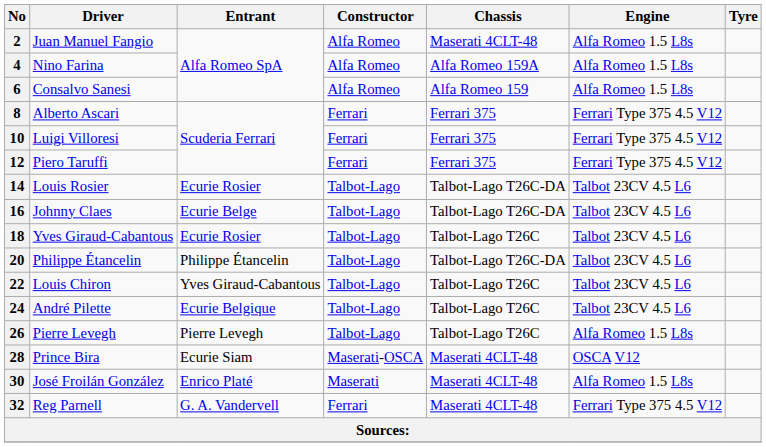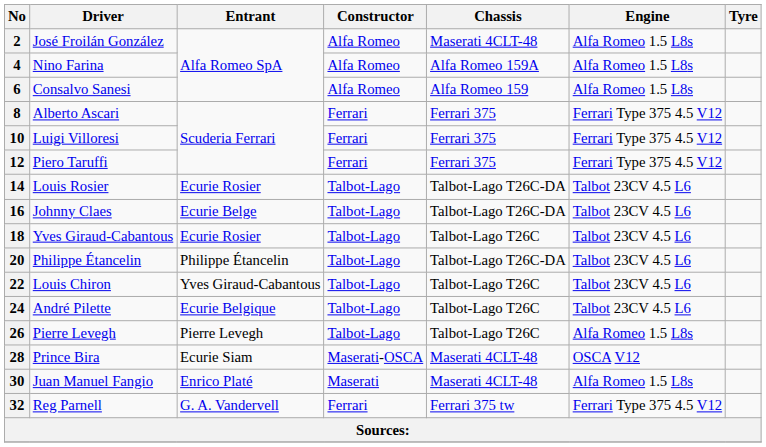(93, 41) Juan Manuel Fangio -> (98, 41) José Froilán González
(98, 381) José Froilán González -> (93, 381) Juan Manuel Fangio
(484, 405) Maserati 4CLT-48 -> (472, 405) Ferrari 375 tw
